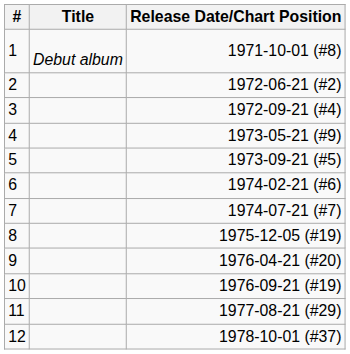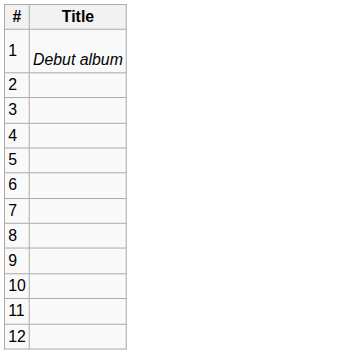- column: (236, 17)
